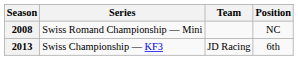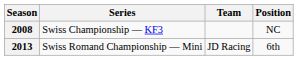(122, 29) Swiss Romand Championship — Mini -> (103, 29) Swiss Championship — KF3
(103, 46) Swiss Championship — KF3 -> (122, 46) Swiss Romand Championship — Mini
